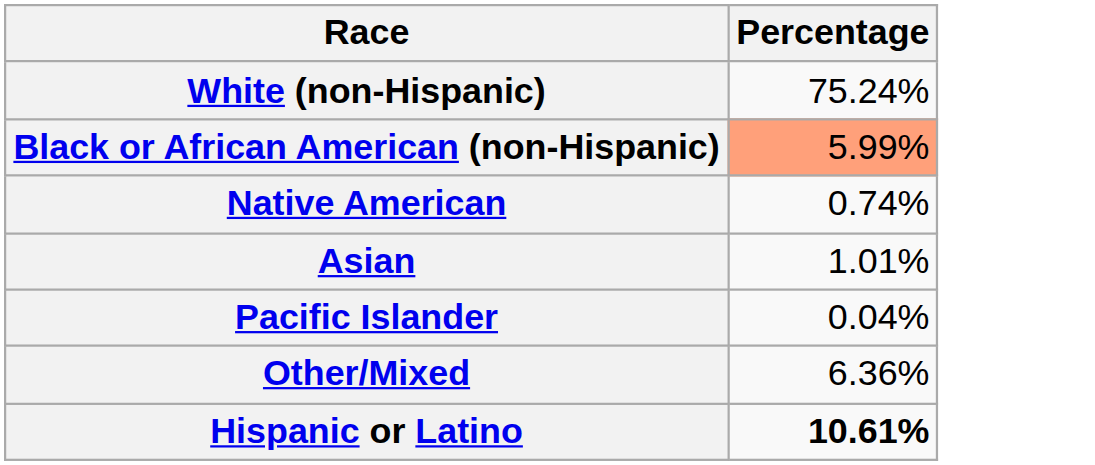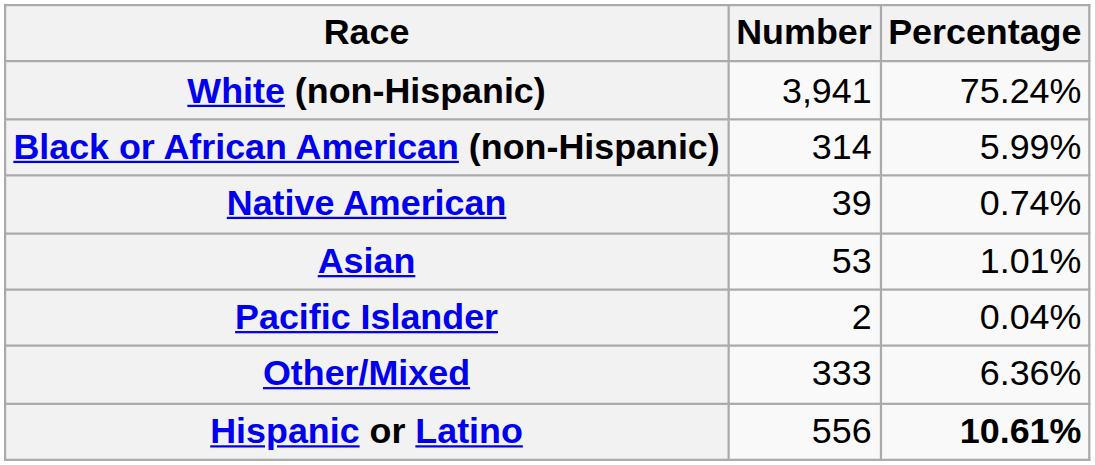+ column: (804, 32)
(879, 146) lightsalmon background -> (1031, 146) no background
